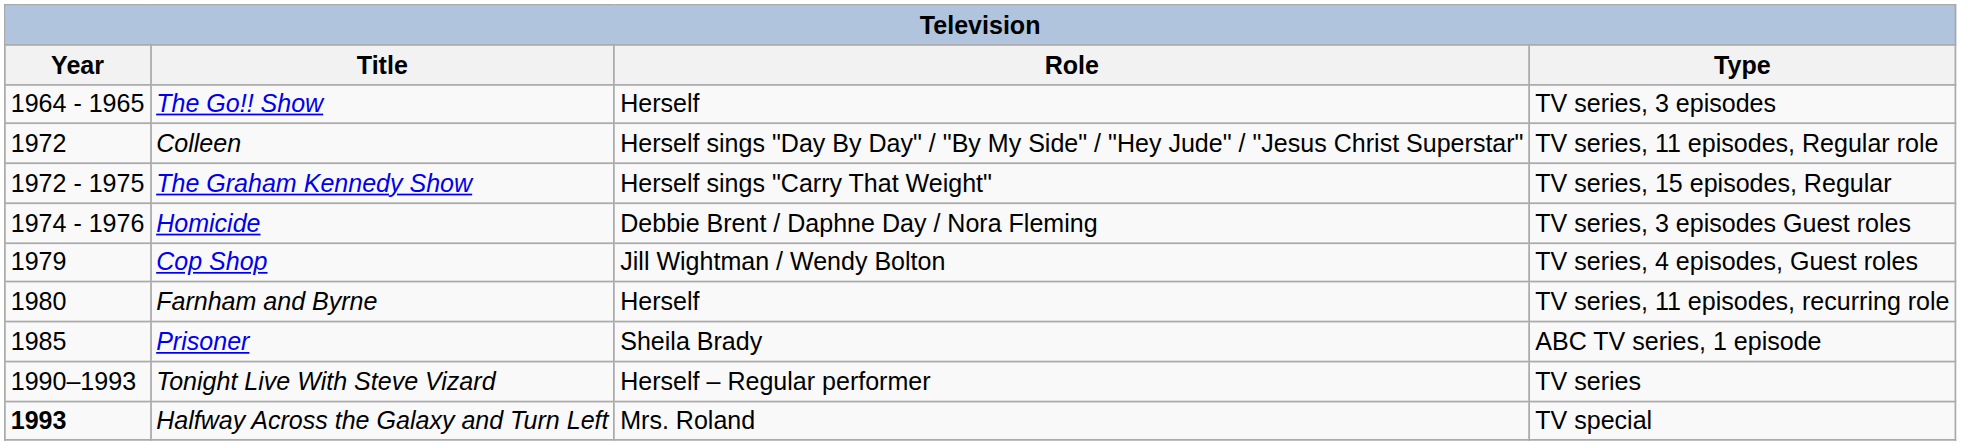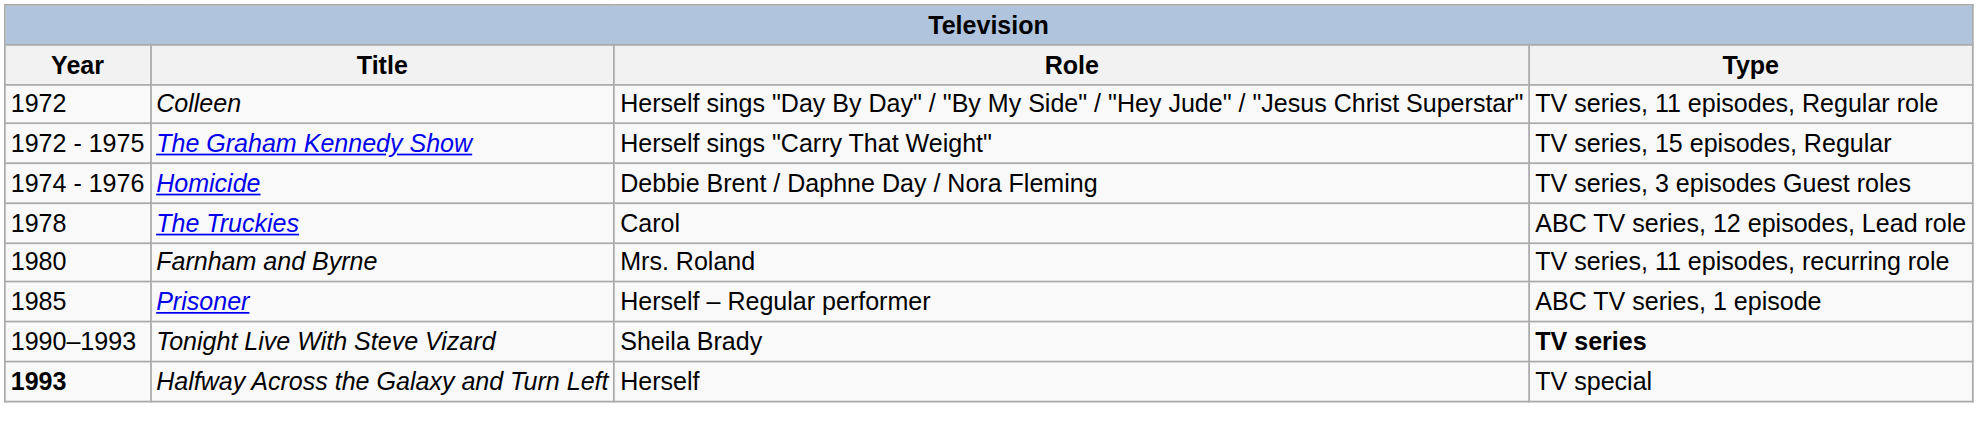- row: (240, 104)
+ row: (228, 223)
- row: (212, 263)
(660, 302) Herself -> (688, 263) Mrs. Roland
(691, 342) Sheila Brady -> (775, 302) Herself – Regular performer
(775, 381) Herself – Regular performer -> (691, 342) Sheila Brady
(1588, 381) normal -> (1591, 342) bold
(688, 421) Mrs. Roland -> (660, 381) Herself
